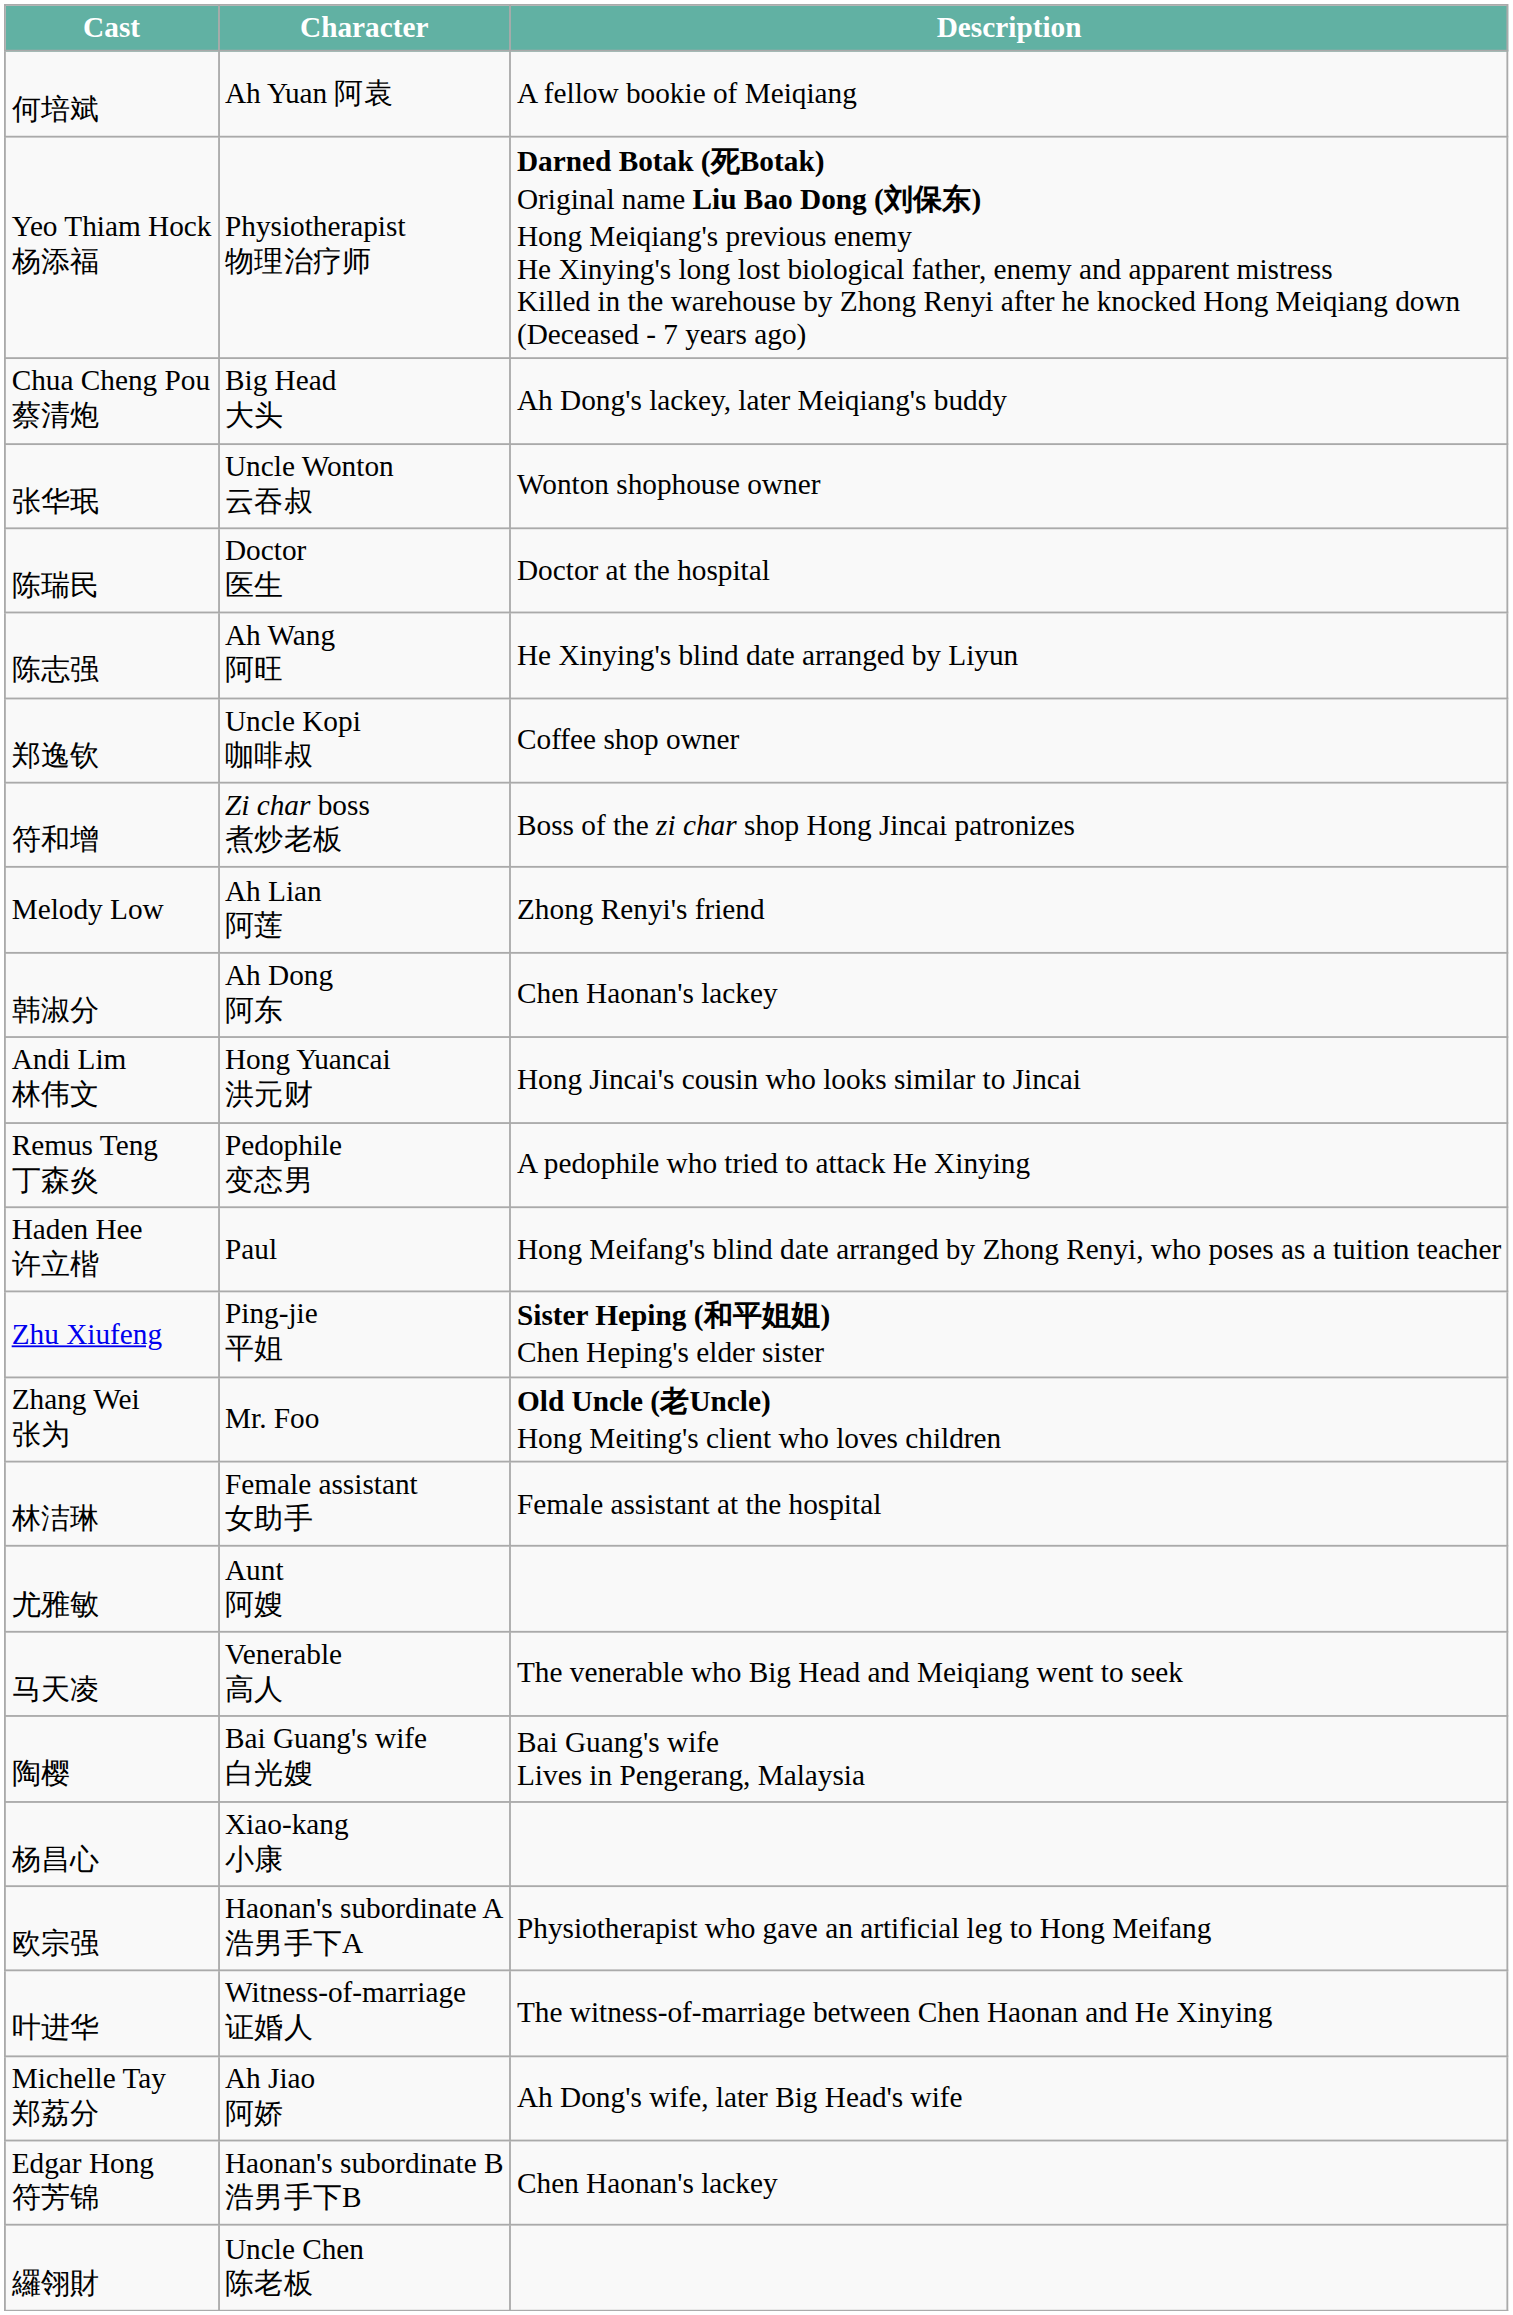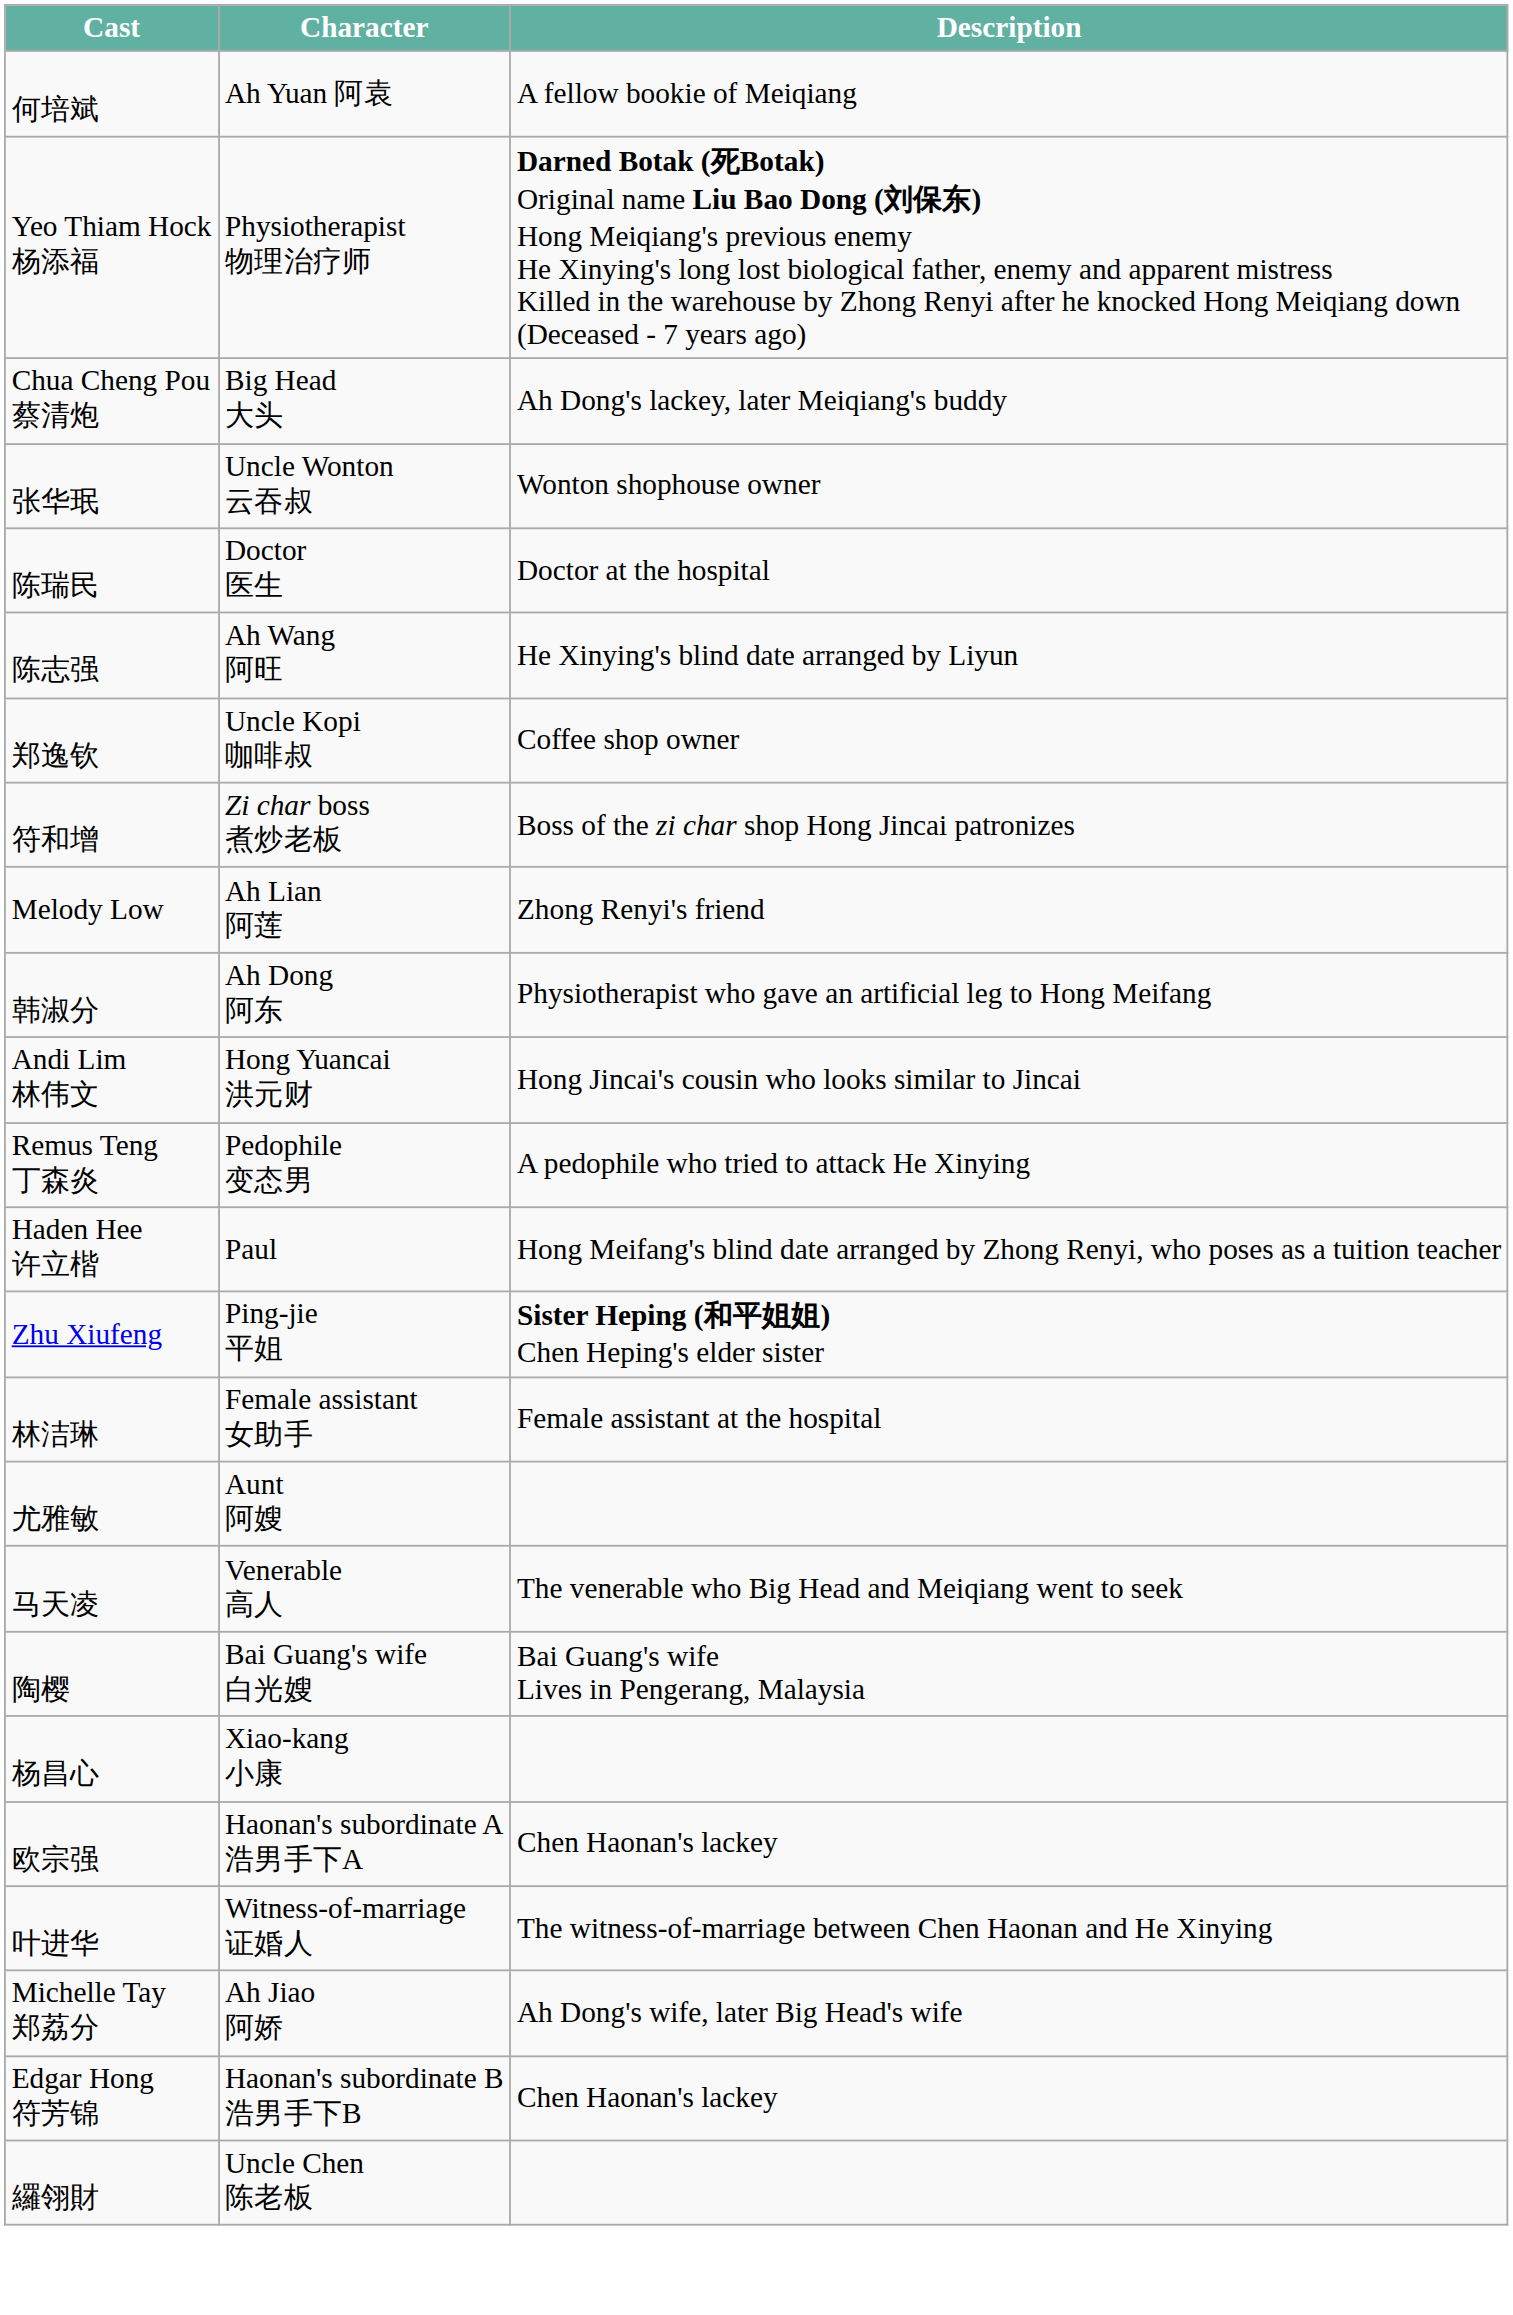(647, 994) Chen Haonan's lackey -> (864, 994) Physiotherapist who gave an artificial leg to Hong Meifang
- row: (76, 1416)
(864, 1927) Physiotherapist who gave an artificial leg to Hong Meifang -> (647, 1843) Chen Haonan's lackey
